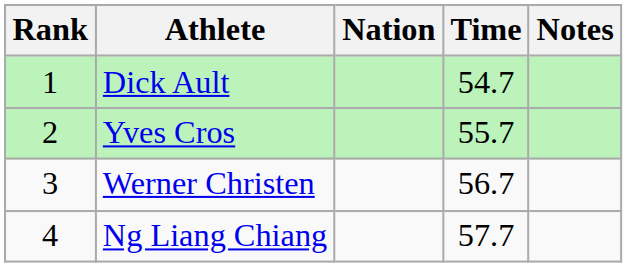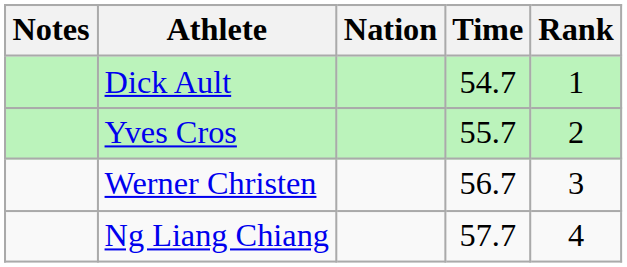columns swapped: (50, 30) <-> (575, 30)
